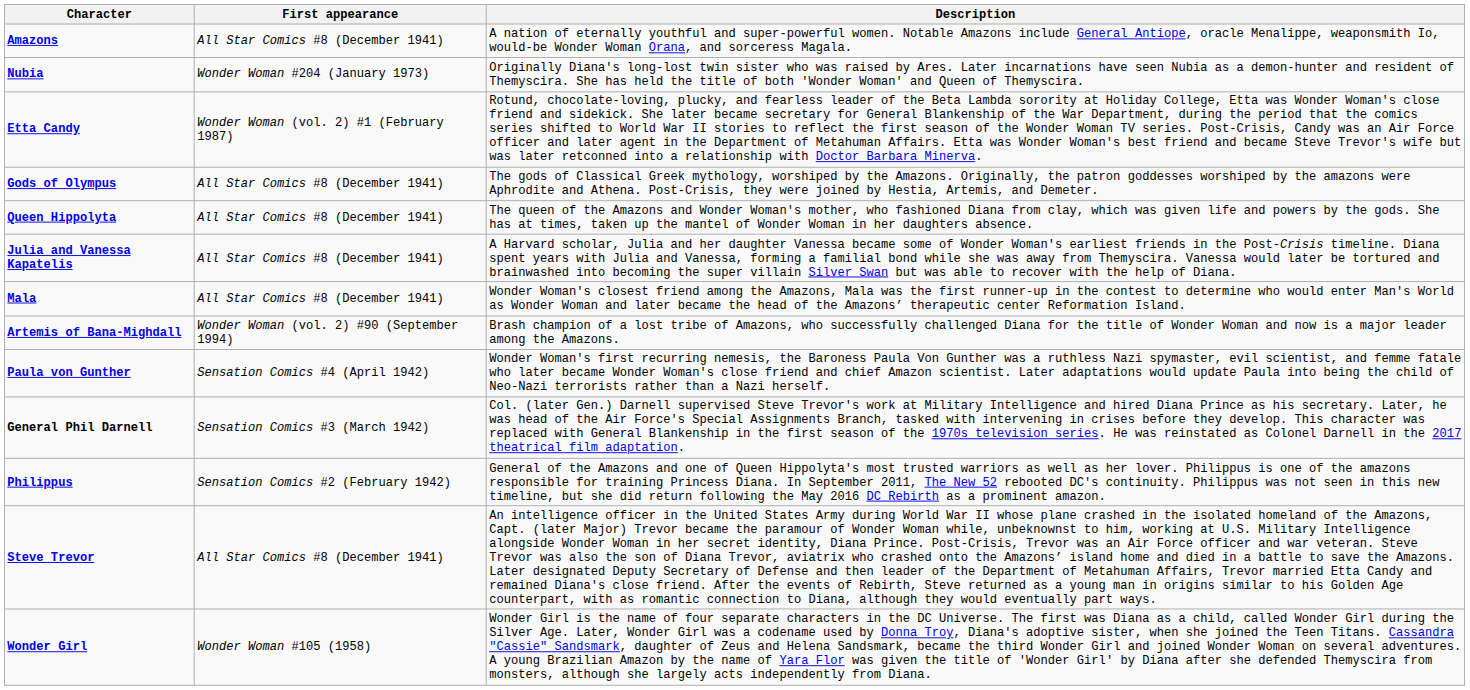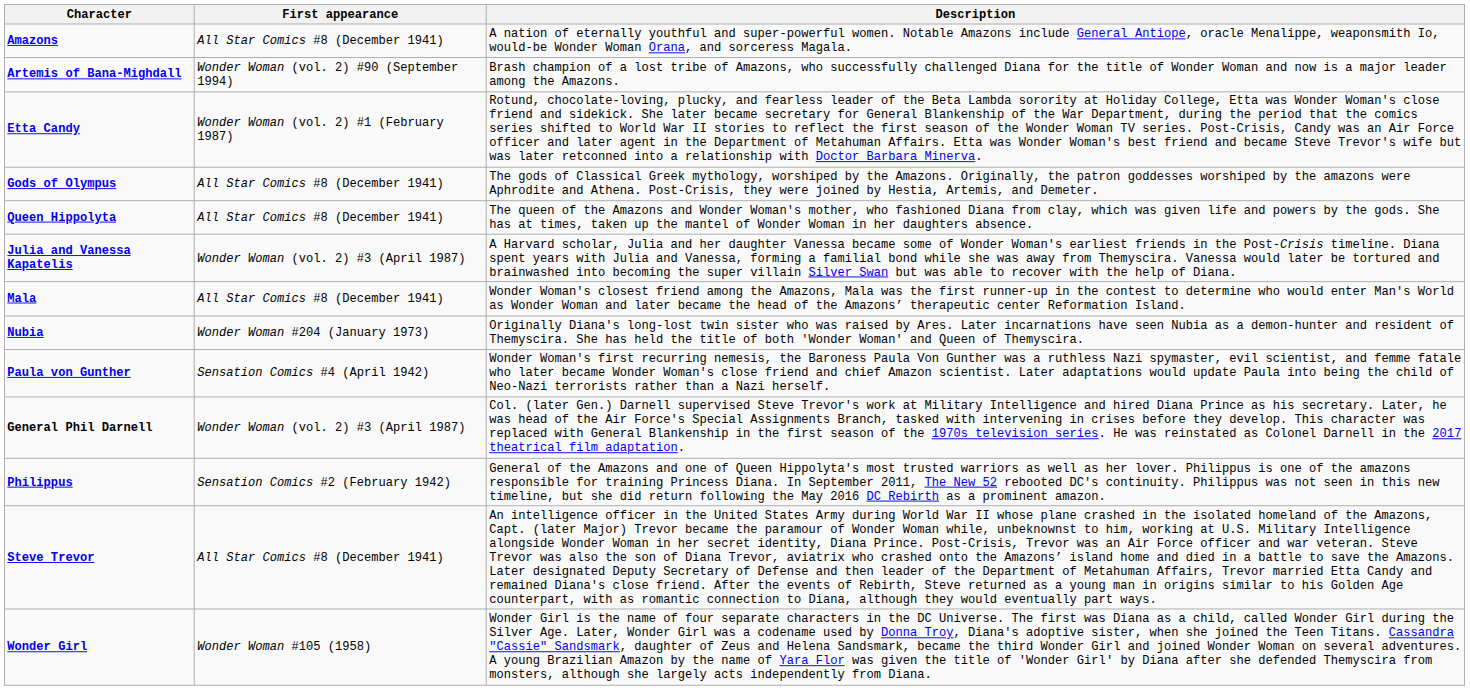rows swapped: (94, 332) <-> (25, 75)
(320, 258) All Star Comics #8 (December 1941) -> (331, 258) Wonder Woman (vol. 2) #3 (April 1987)
(313, 428) Sensation Comics #3 (March 1942) -> (331, 428) Wonder Woman (vol. 2) #3 (April 1987)
